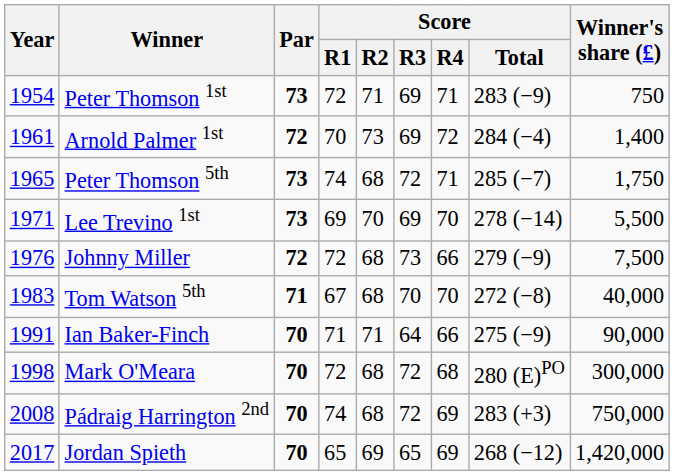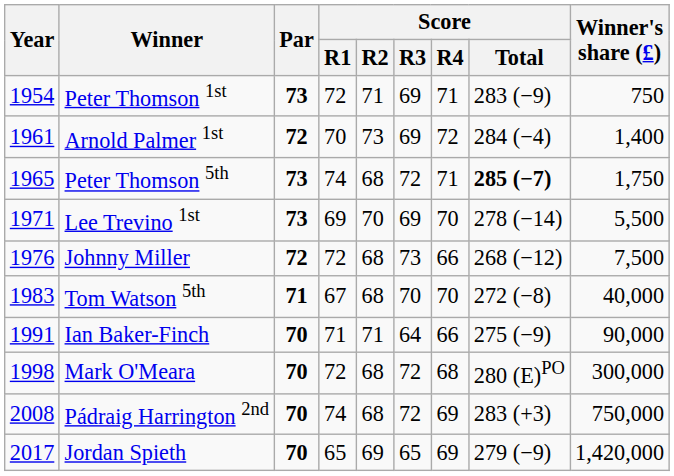(513, 178) normal -> (513, 178) bold
(513, 257) 279 (−9) -> (518, 257) 268 (−12)
(518, 452) 268 (−12) -> (513, 452) 279 (−9)
